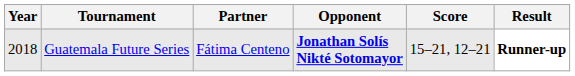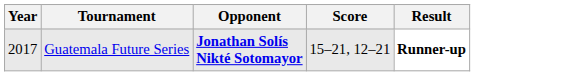- column: (243, 17)
(23, 49) 2018 -> (23, 49) 2017
